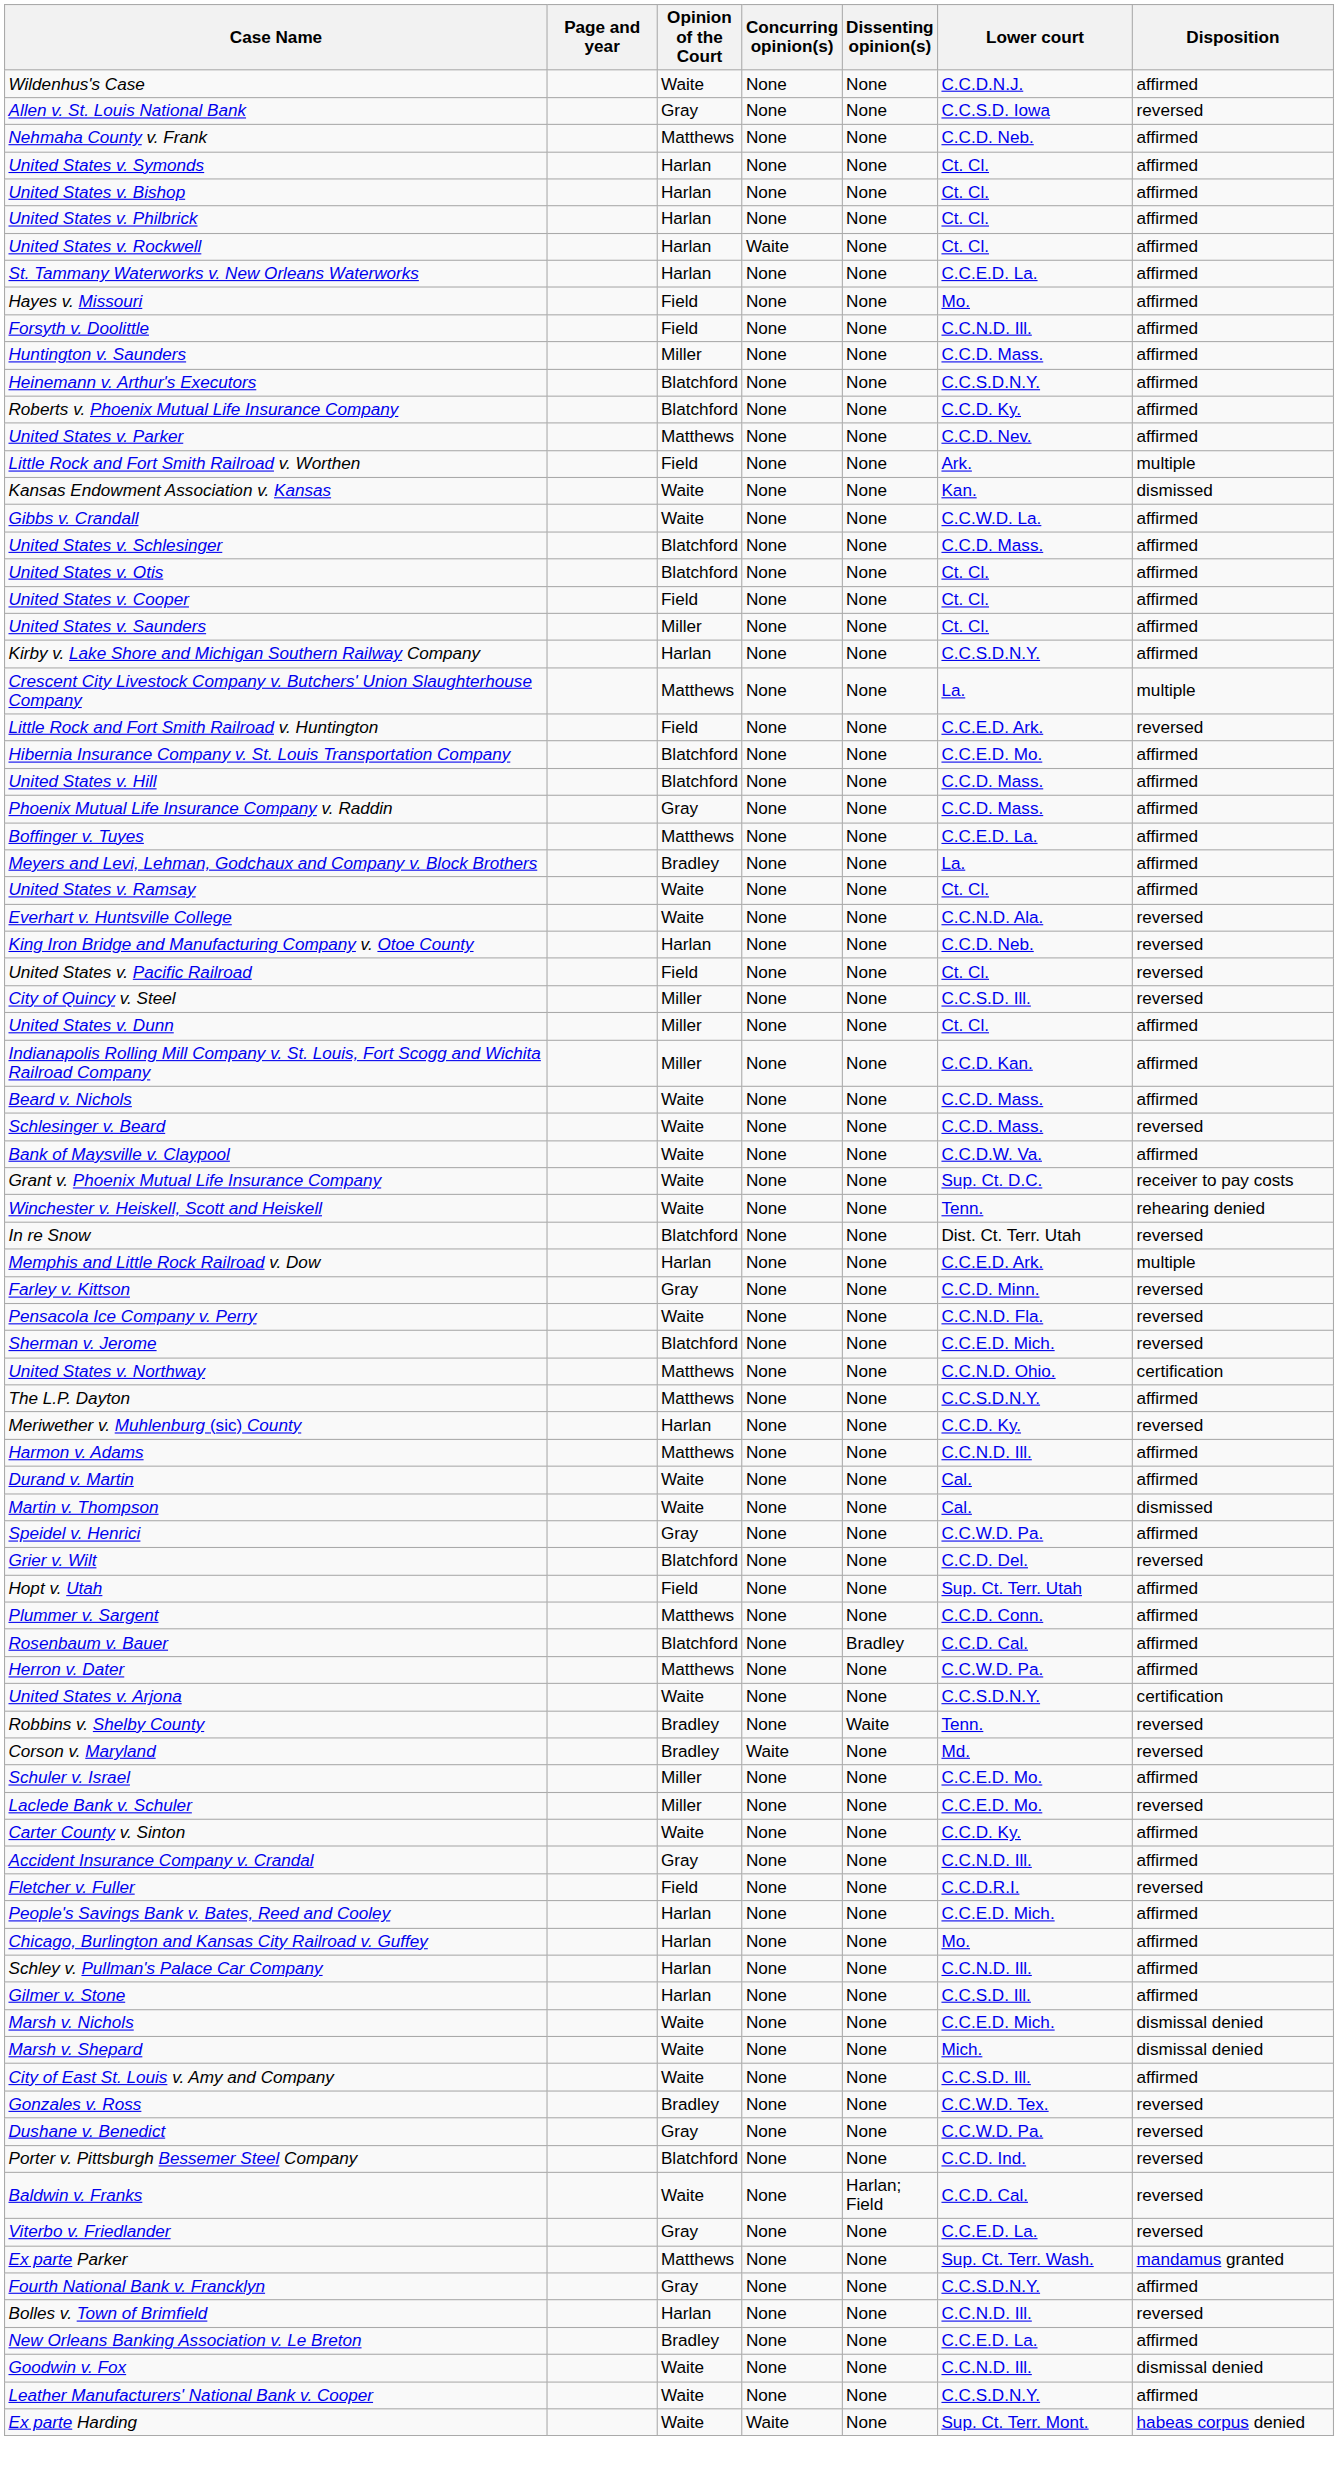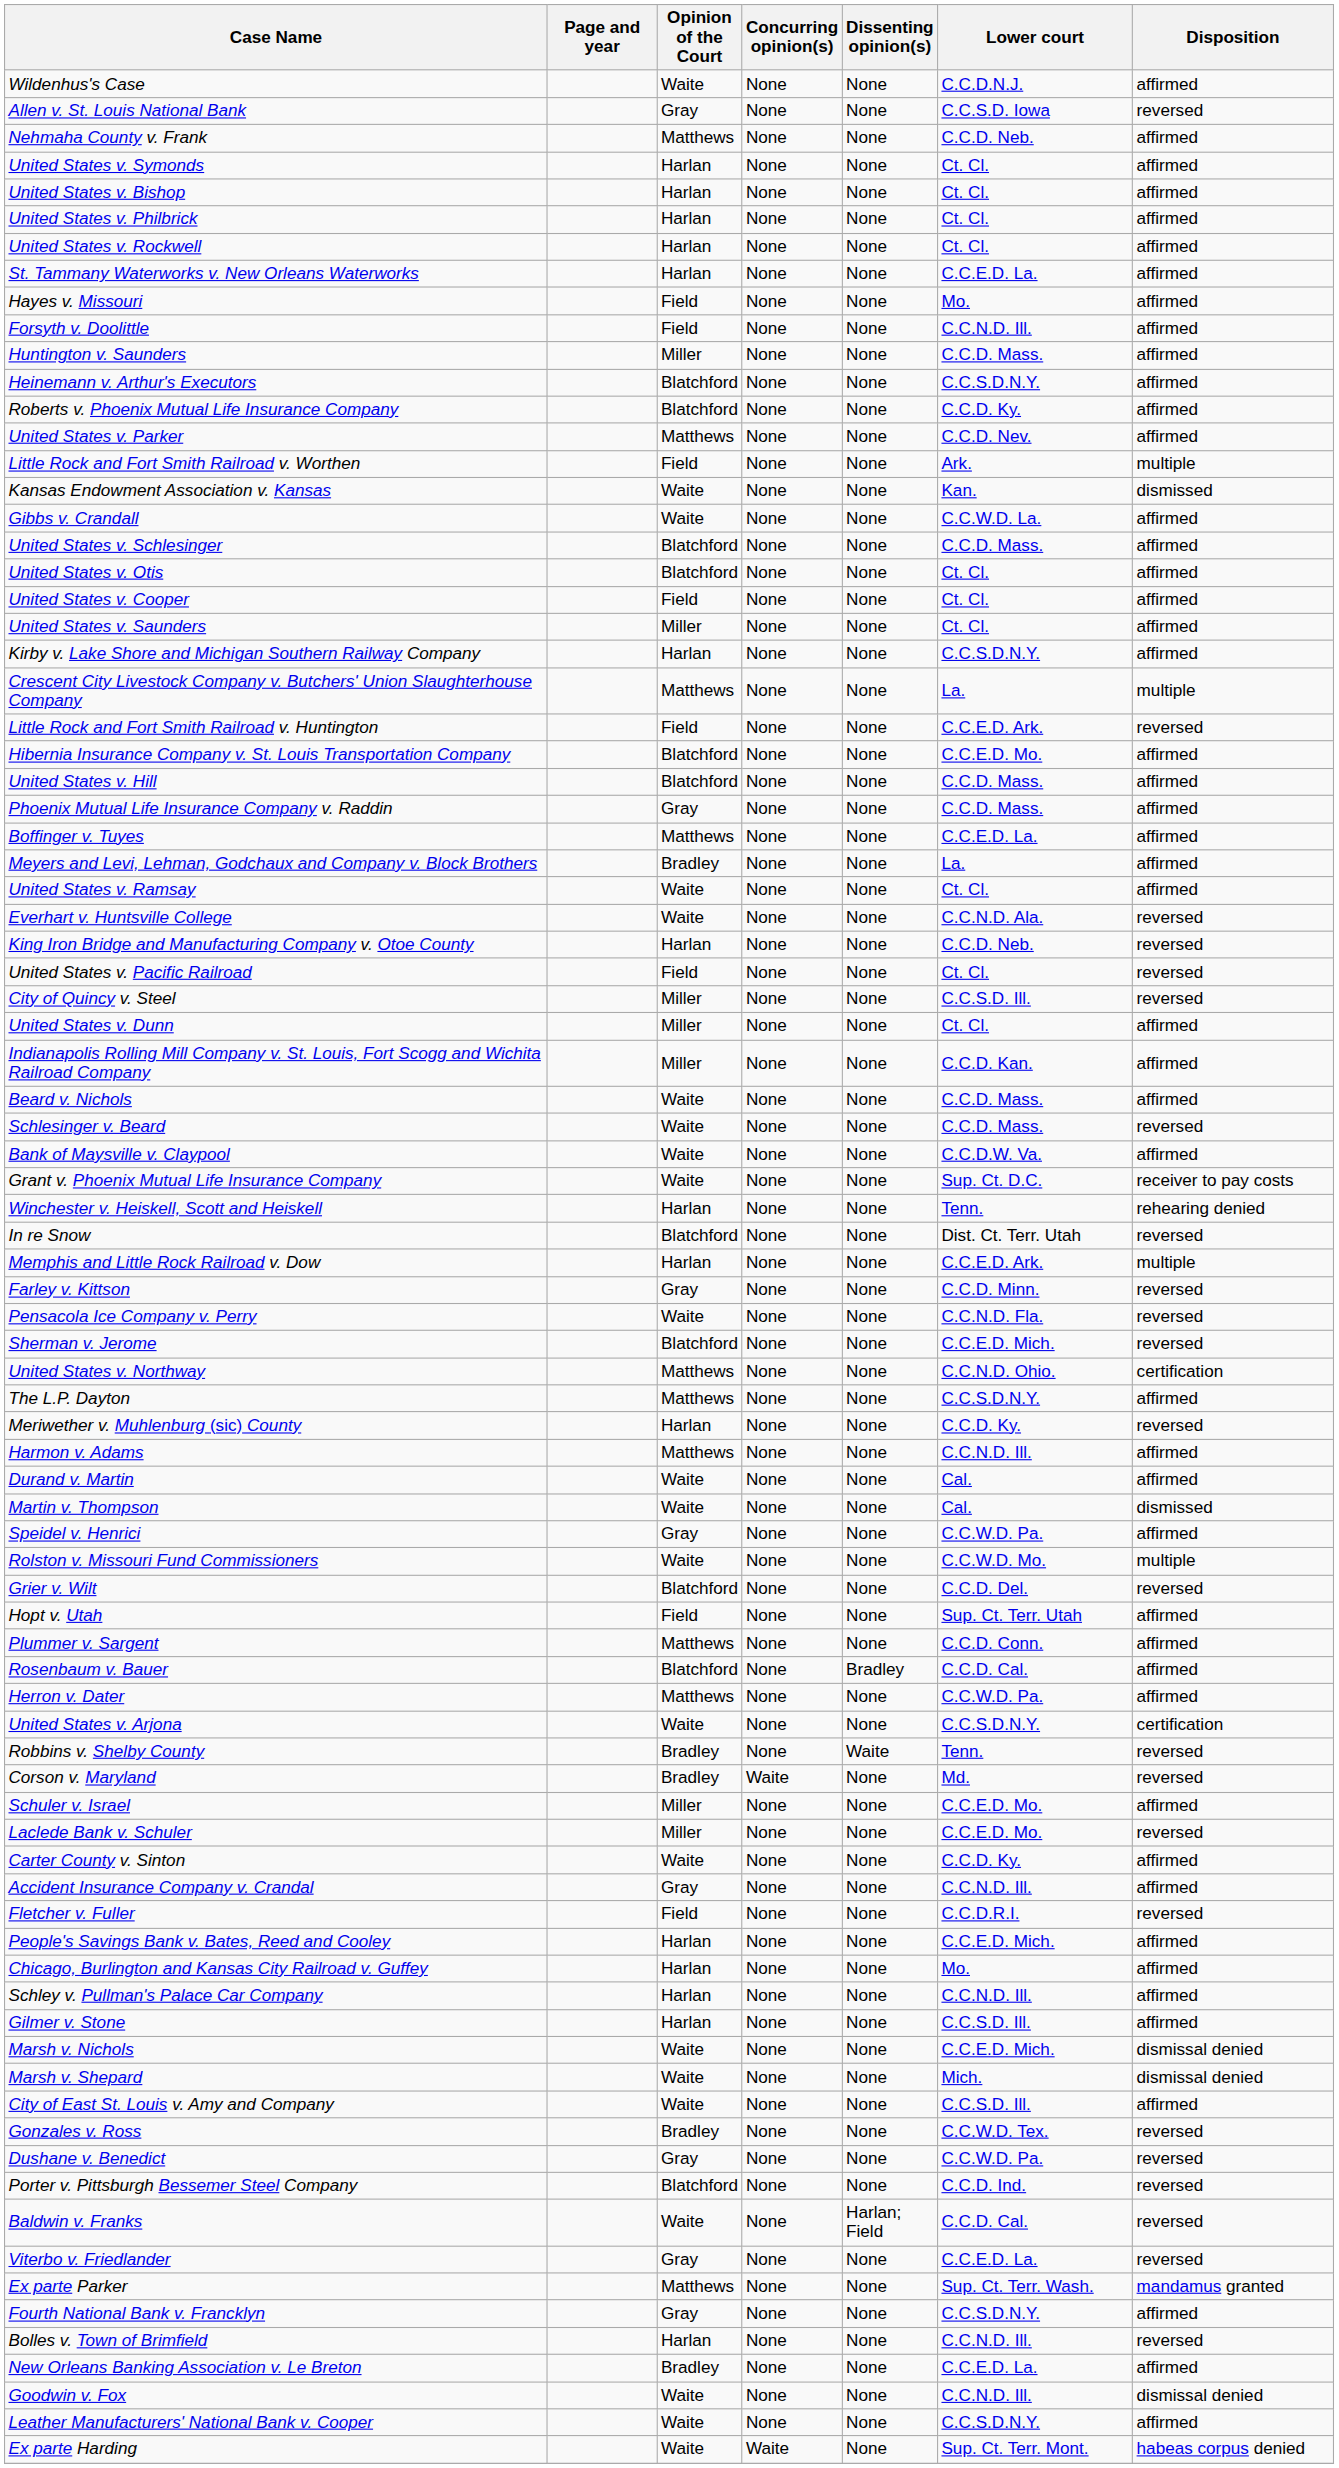(767, 246) Waite -> (766, 246) None
(682, 1208) Waite -> (686, 1208) Harlan
+ row: (163, 1561)
